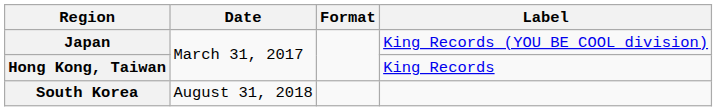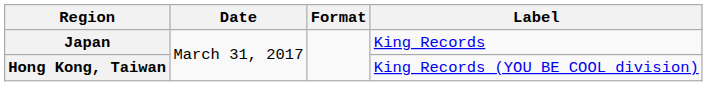(546, 42) King Records (YOU BE COOL division) -> (430, 42) King Records
(439, 68) King Records -> (536, 68) King Records (YOU BE COOL division)
- row: (87, 93)
